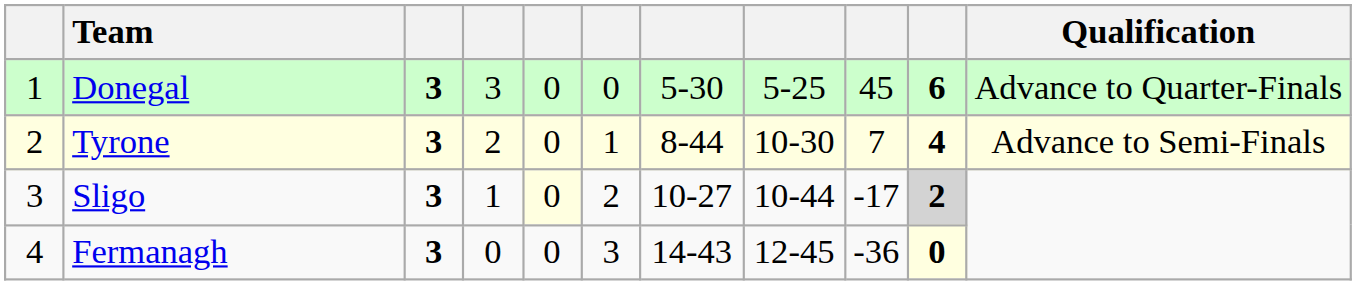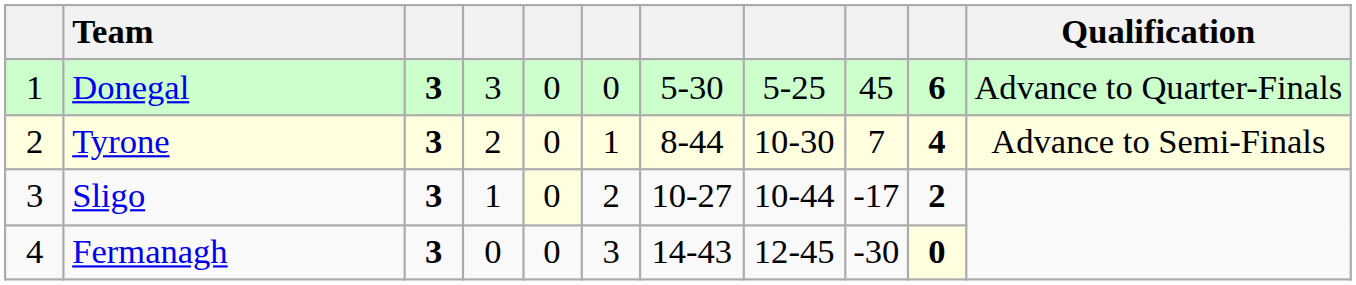(937, 196) lightgrey background -> (937, 196) no background
(876, 251) -36 -> (876, 251) -30
